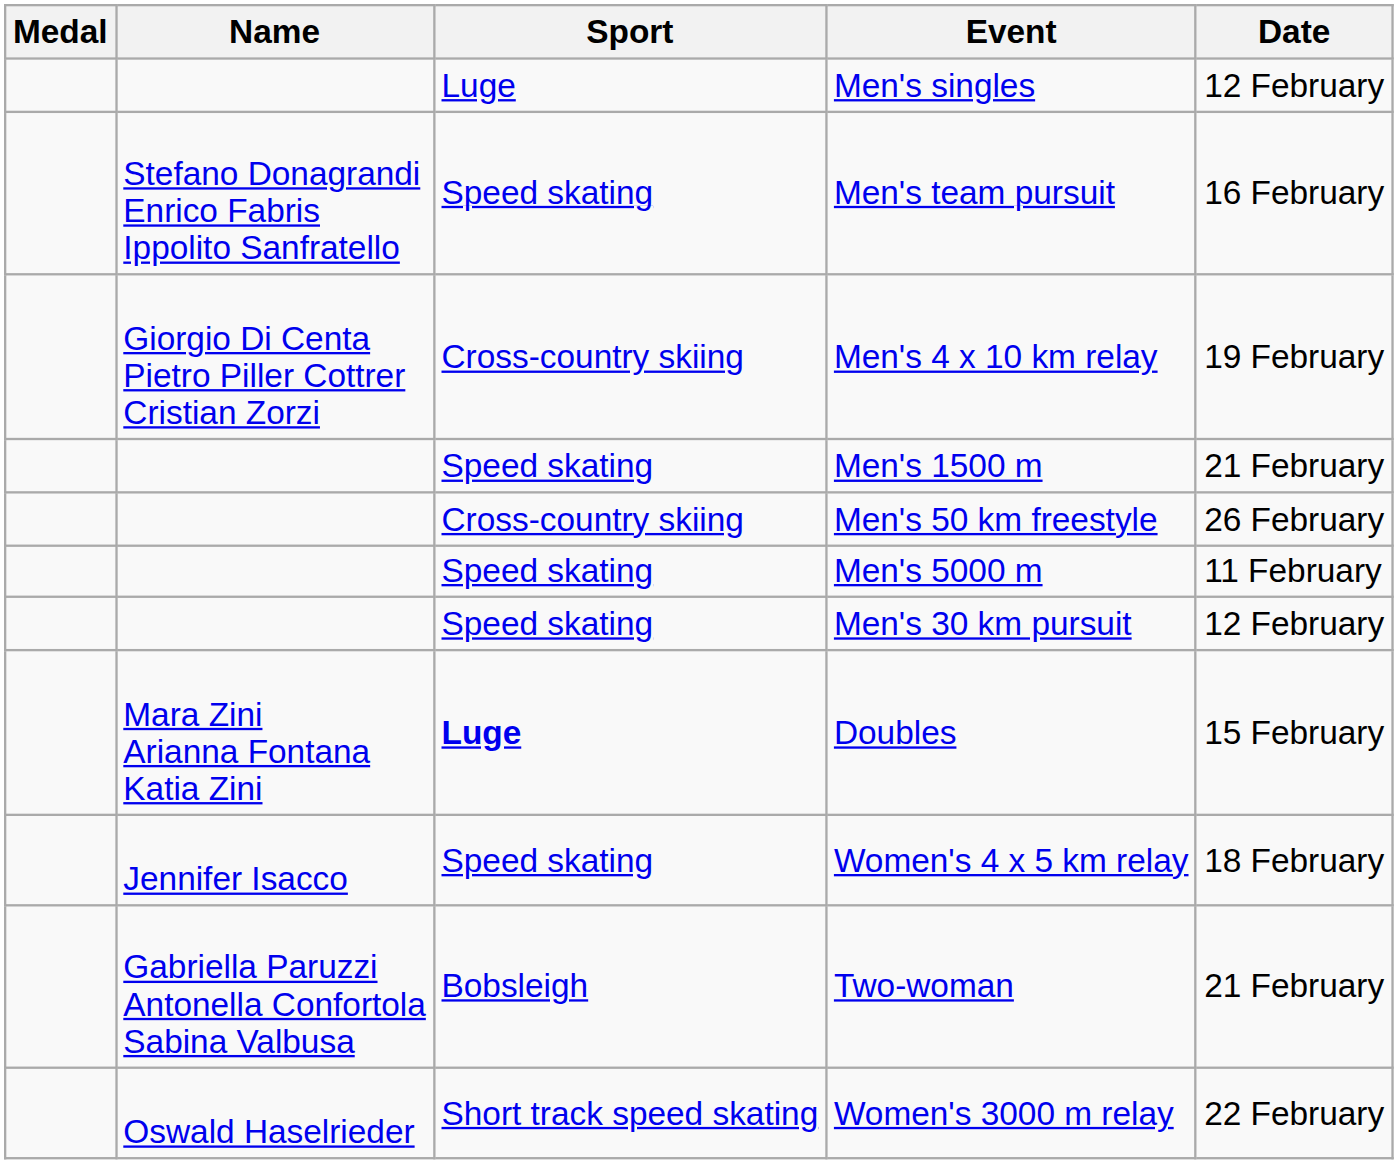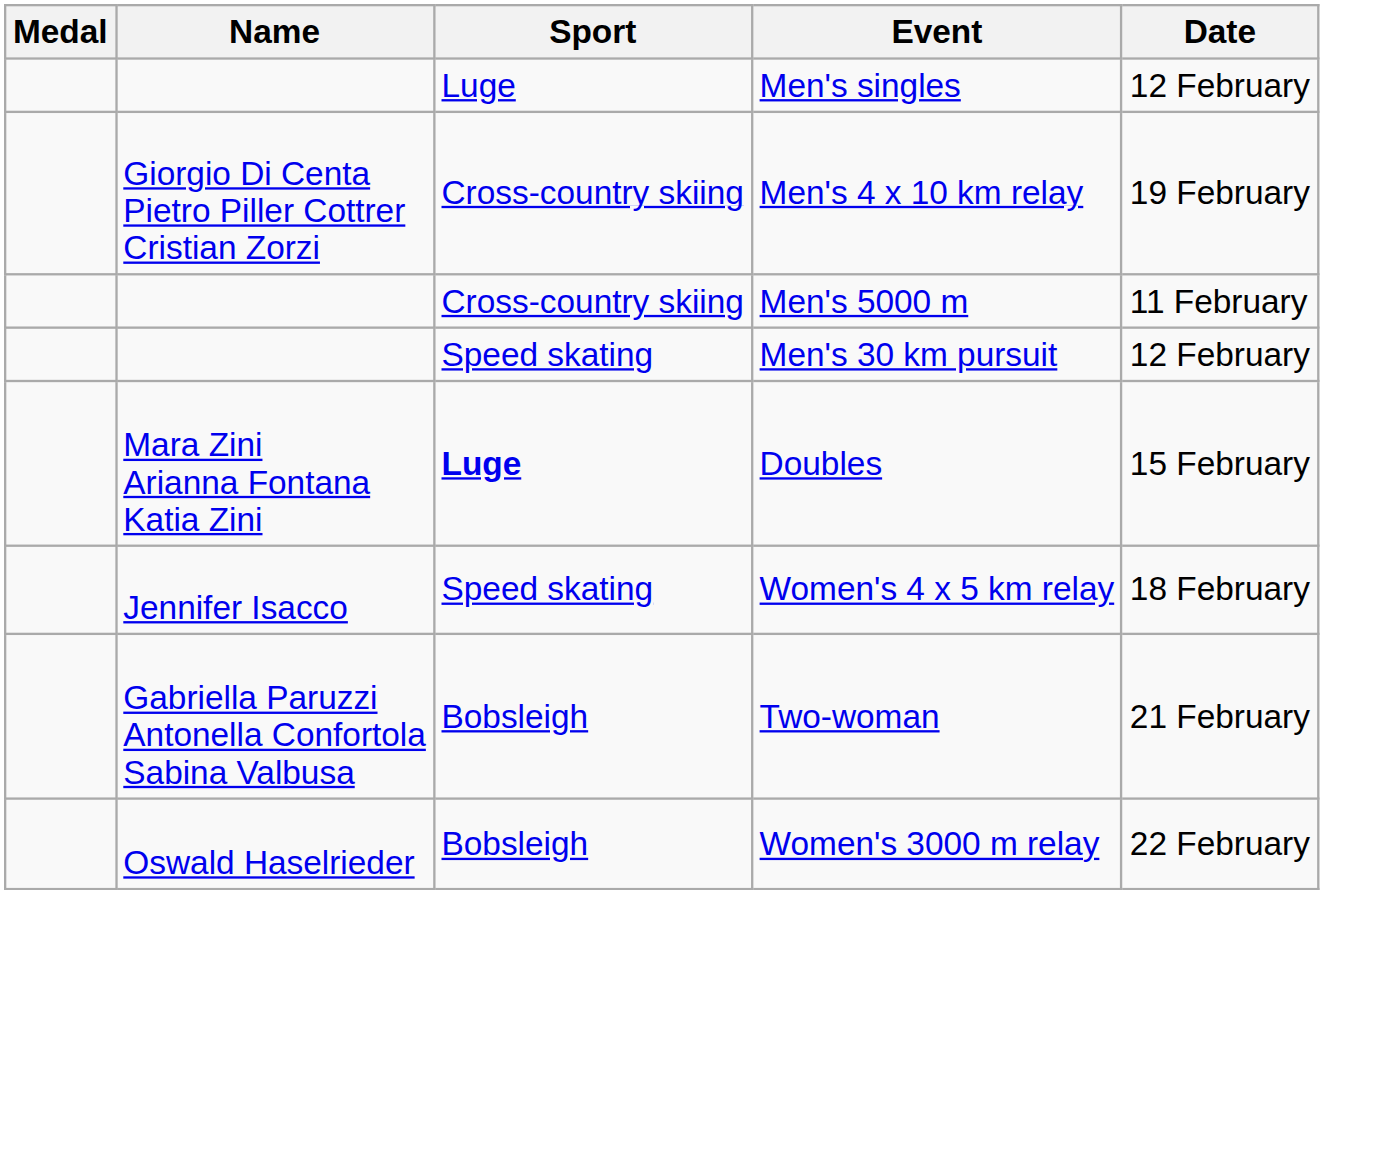- row: (974, 193)
- row: (938, 466)
- row: (996, 519)
(547, 571) Speed skating -> (593, 302) Cross-country skiing
(630, 1114) Short track speed skating -> (515, 844) Bobsleigh
